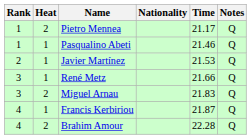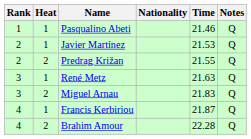- row: (91, 28)
+ row: (92, 61)
(203, 77) 21.66 -> (203, 77) 21.63
